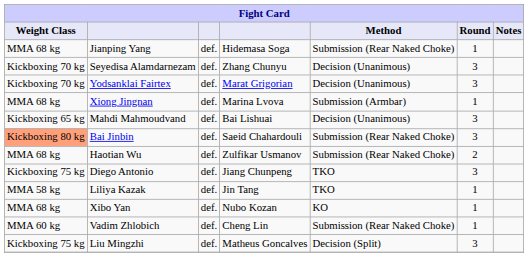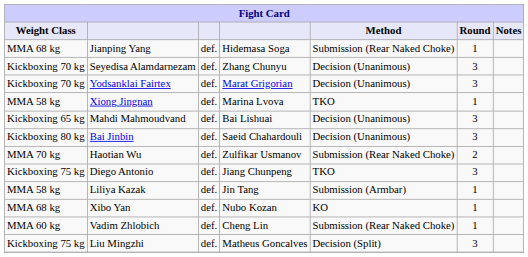(34, 101) MMA 68 kg -> (34, 101) MMA 58 kg
(359, 101) Submission (Armbar) -> (324, 101) TKO
(46, 137) lightsalmon background -> (46, 137) no background
(383, 137) Submission (Rear Naked Choke) -> (361, 137) Decision (Unanimous)
(34, 154) MMA 68 kg -> (34, 154) MMA 70 kg
(324, 190) TKO -> (359, 190) Submission (Armbar)
